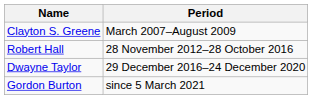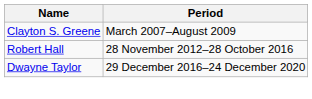- row: (44, 85)
